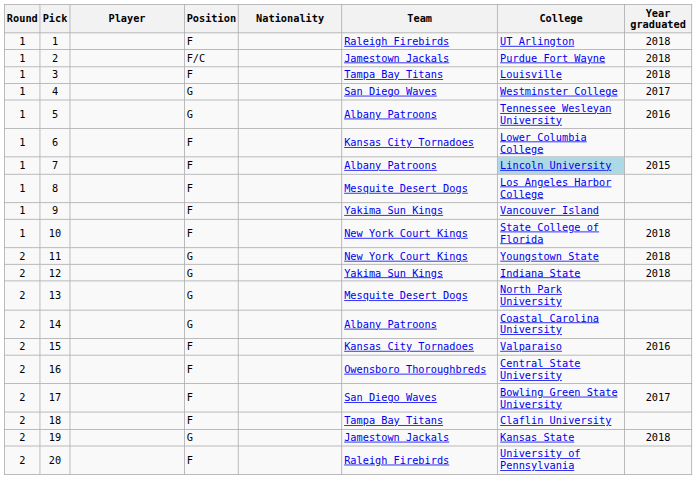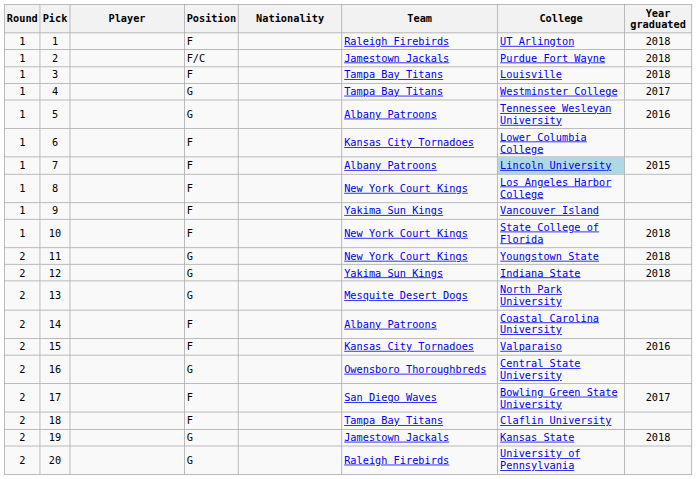(391, 92) San Diego Waves -> (394, 92) Tampa Bay Titans
(406, 188) Mesquite Desert Dogs -> (406, 188) New York Court Kings
(190, 324) G -> (190, 324) F
(190, 369) F -> (190, 369) G
(190, 460) F -> (190, 460) G
